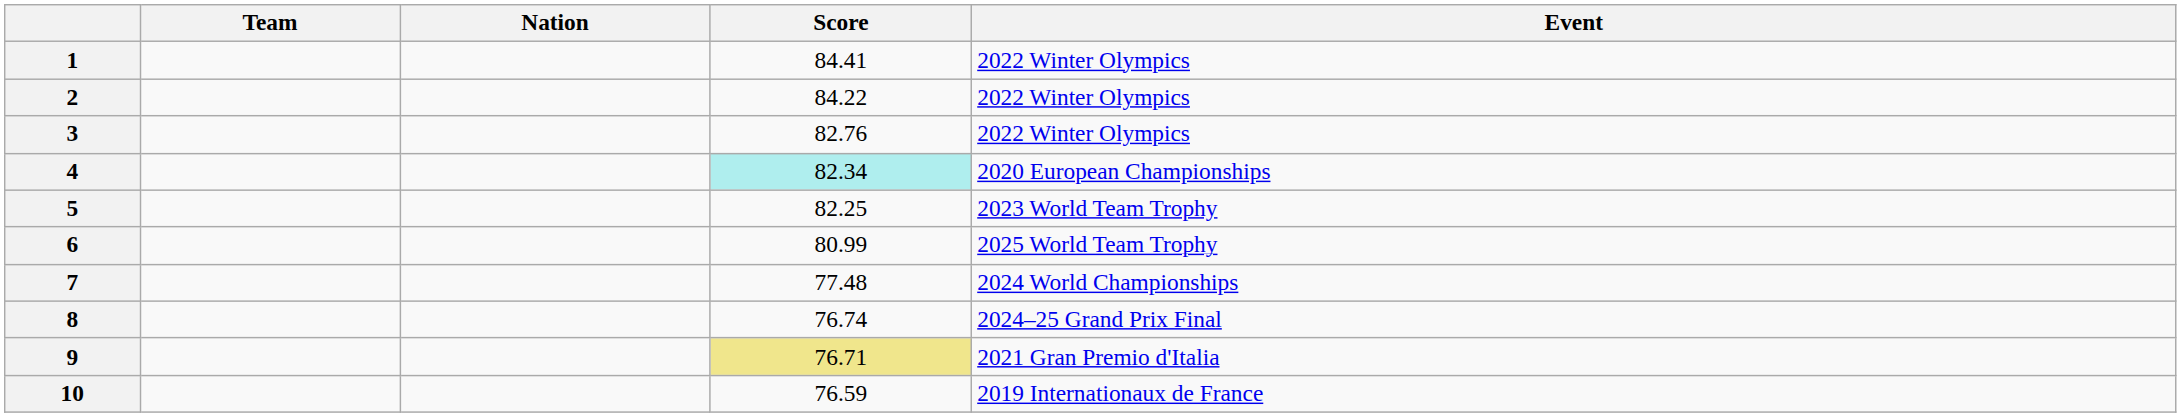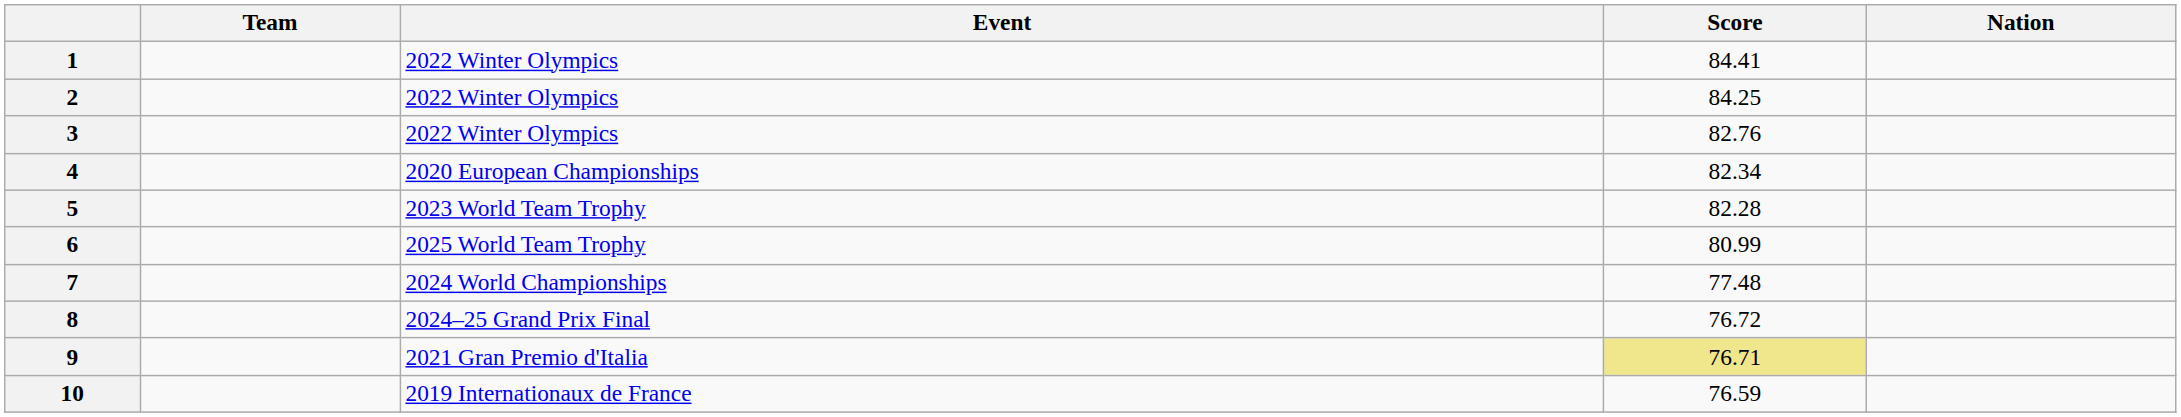columns swapped: (555, 23) <-> (1574, 23)
(841, 97) 84.22 -> (1735, 97) 84.25
(841, 171) paleturquoise background -> (1735, 171) no background
(841, 208) 82.25 -> (1735, 208) 82.28
(841, 319) 76.74 -> (1735, 319) 76.72
